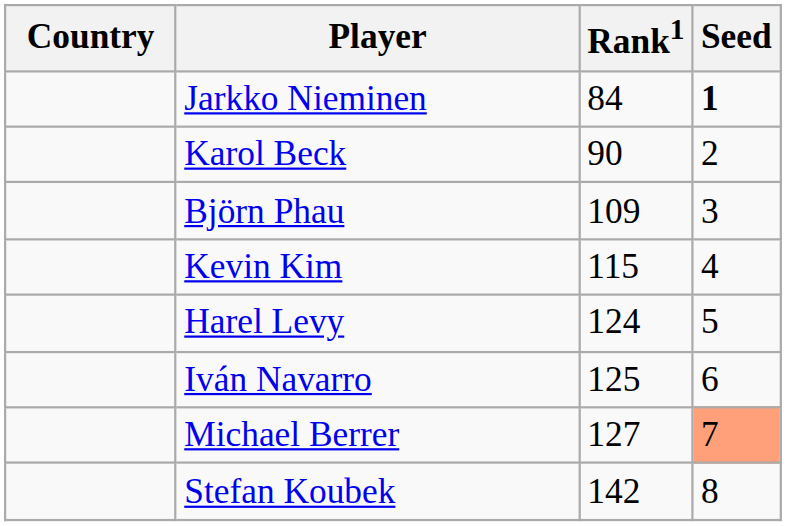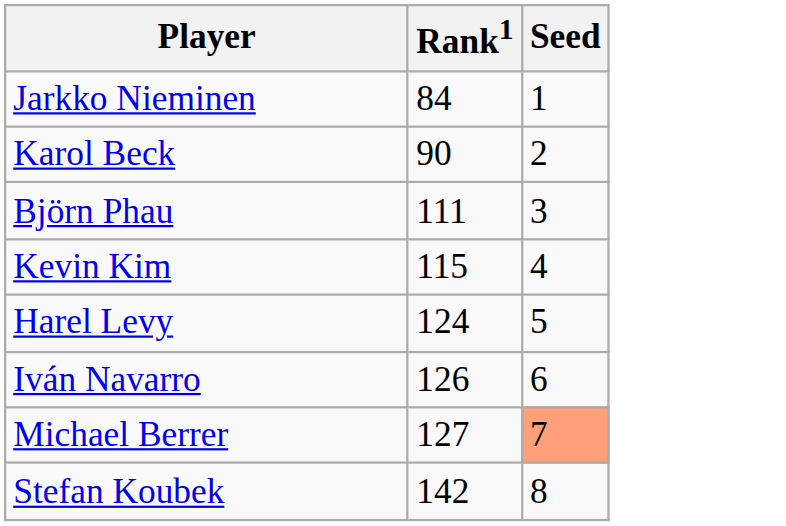- column: (91, 37)
(710, 98) bold -> (539, 98) normal
(614, 210) 109 -> (442, 210) 111
(614, 378) 125 -> (443, 378) 126
